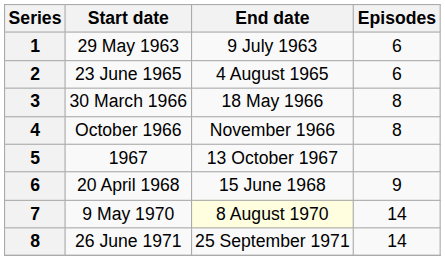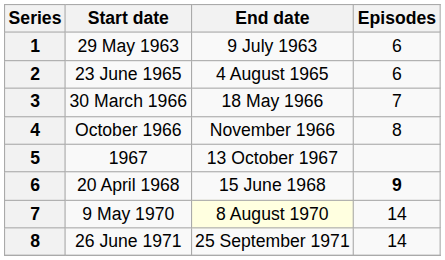(397, 102) 8 -> (397, 102) 7
(397, 185) normal -> (397, 185) bold
